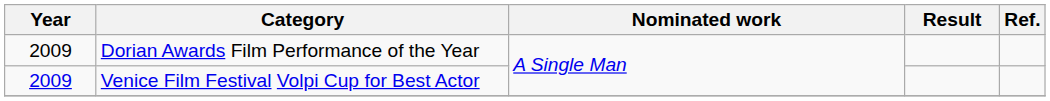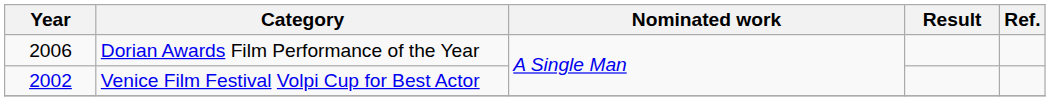(50, 50) 2009 -> (50, 50) 2006
(50, 80) 2009 -> (50, 80) 2002
